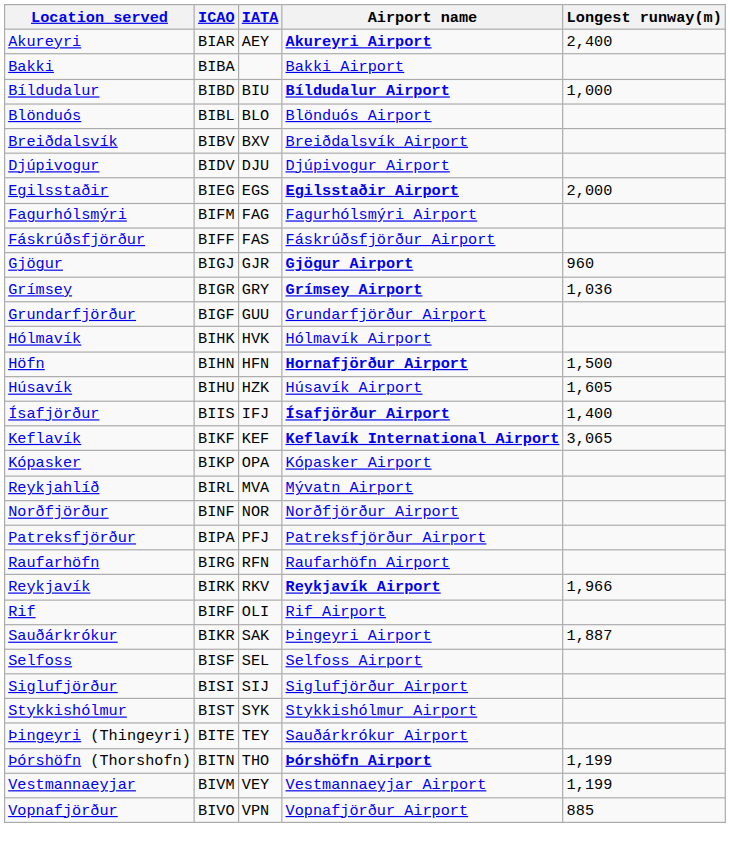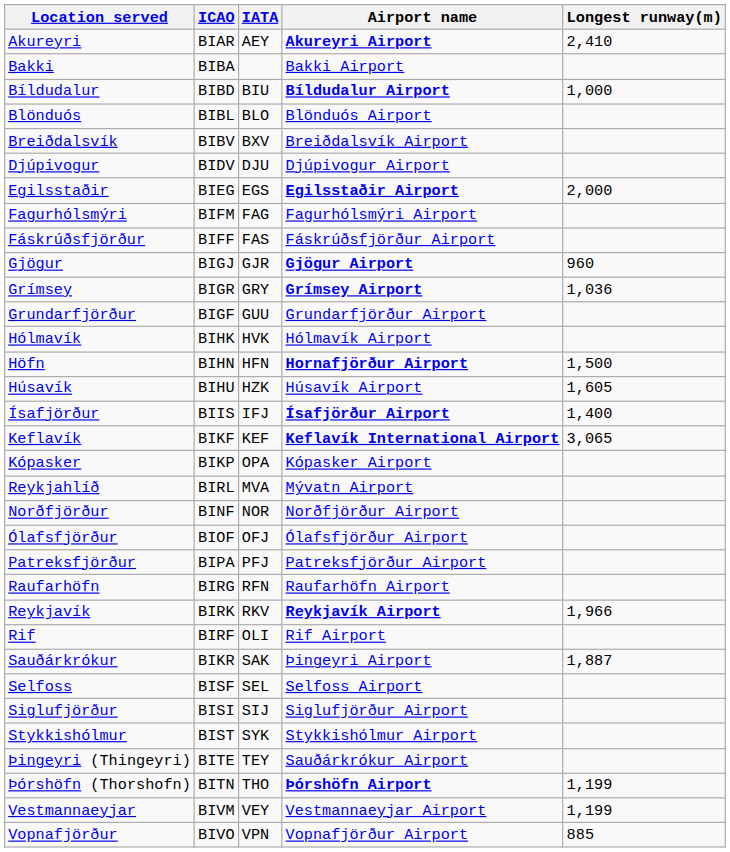(589, 42) 2,400 -> (589, 42) 2,410
+ row: (63, 538)
